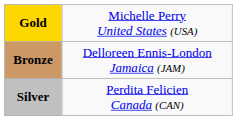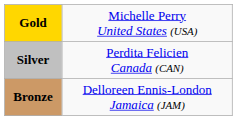rows swapped: (33, 96) <-> (33, 59)
